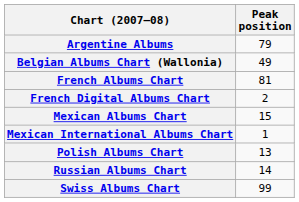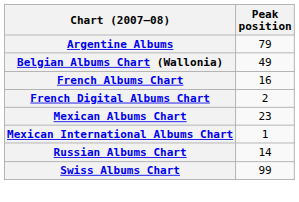(265, 80) 81 -> (265, 80) 16
(265, 116) 15 -> (265, 116) 23
- row: (120, 152)
